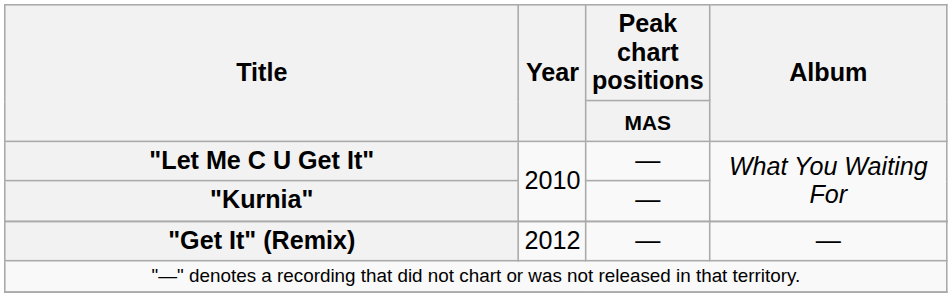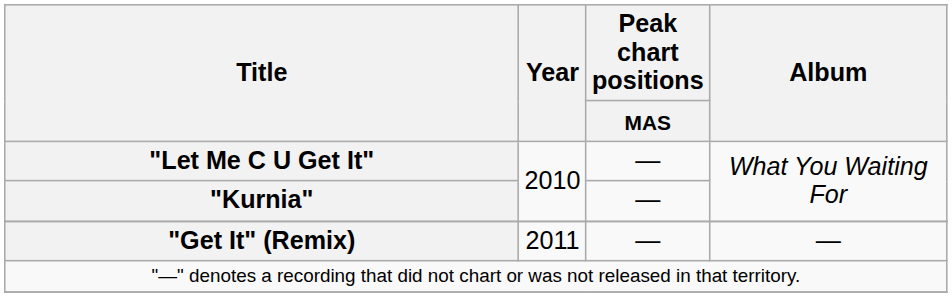(552, 240) 2012 -> (552, 240) 2011
